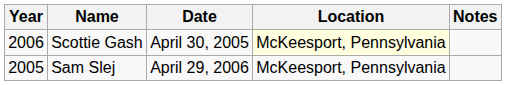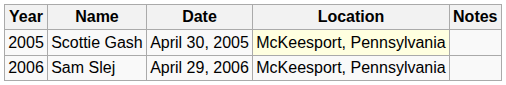(26, 42) 2006 -> (26, 42) 2005
(26, 67) 2005 -> (26, 67) 2006
